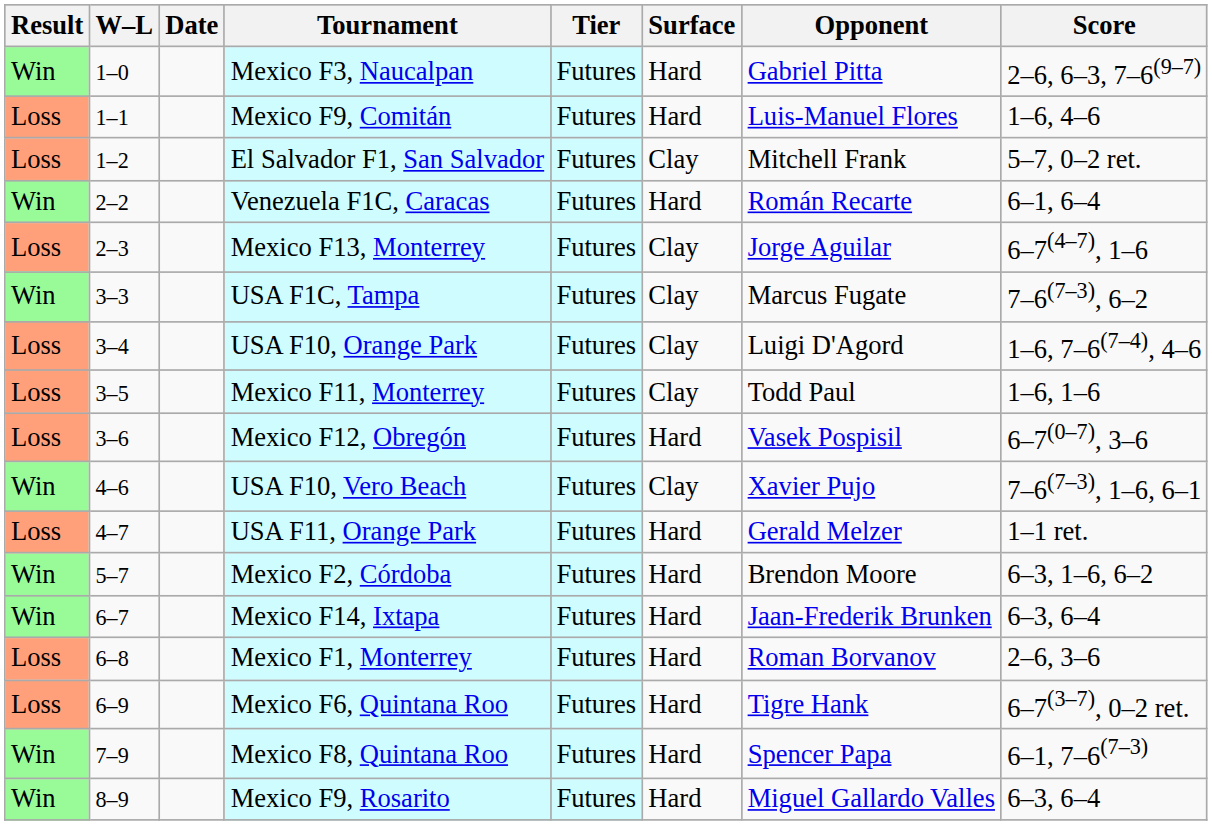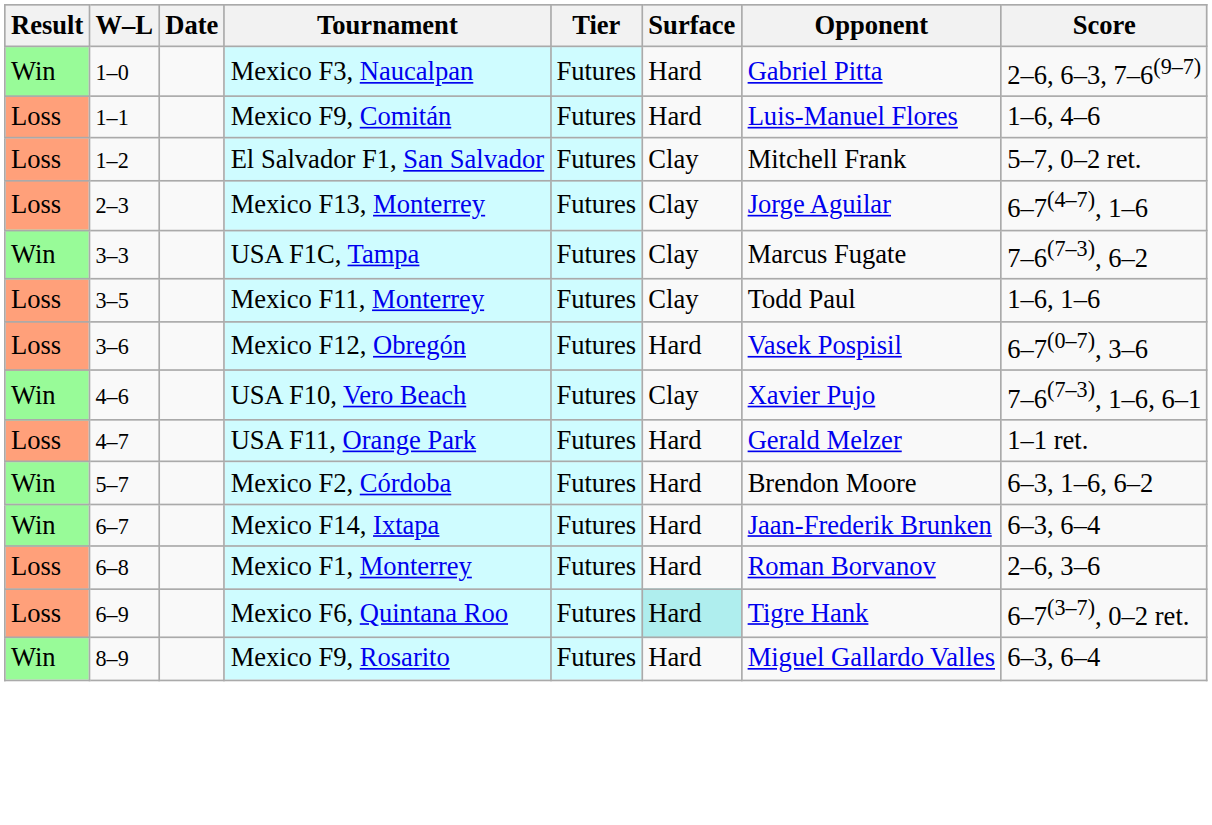- row: (360, 201)
- row: (354, 345)
(675, 704) no background -> (675, 612) paleturquoise background
- row: (369, 753)
